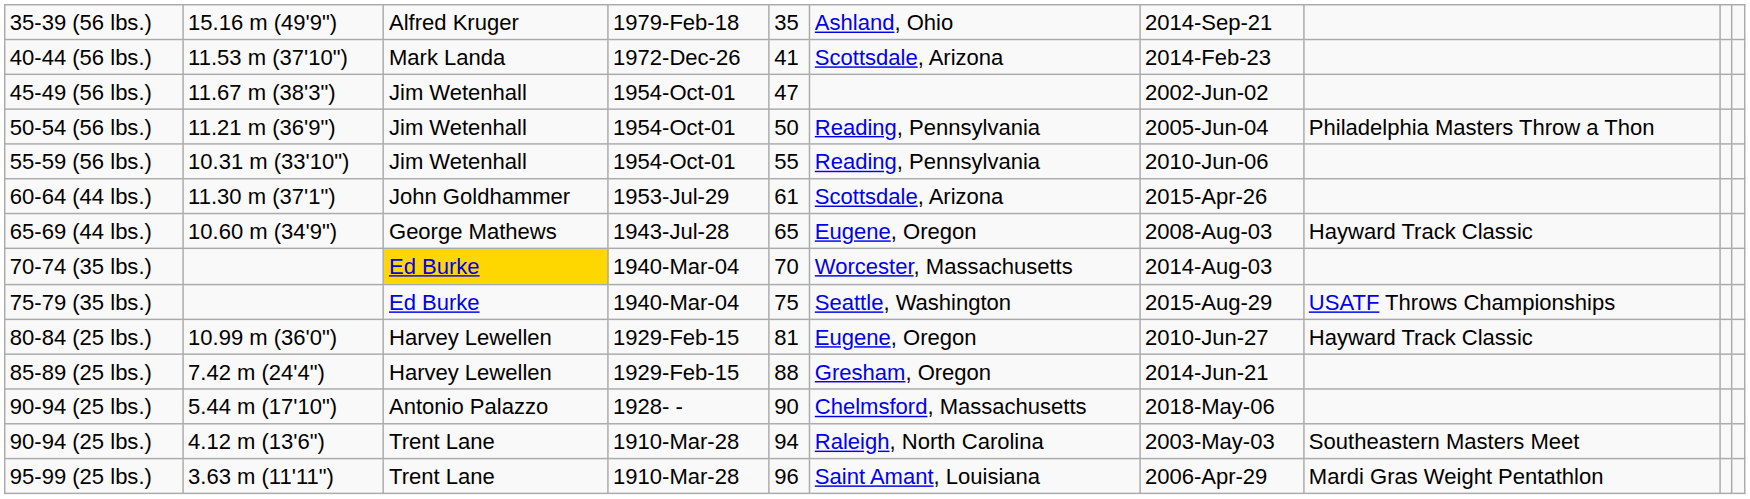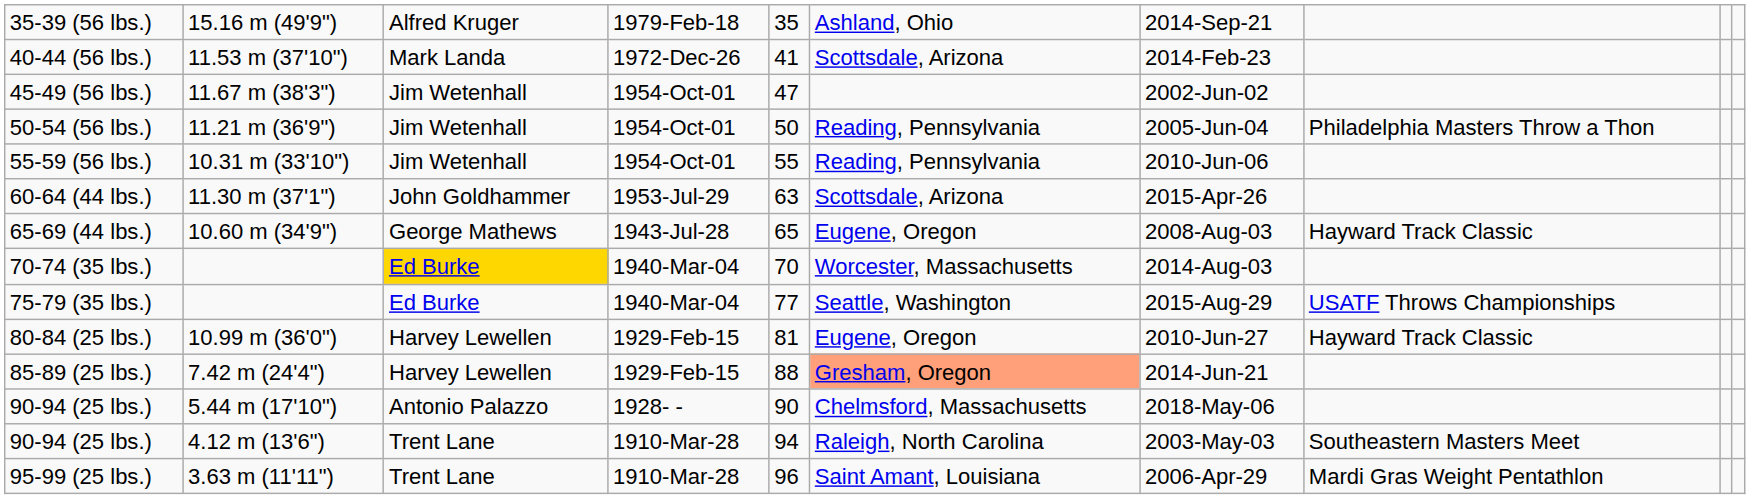(786, 197) 61 -> (786, 197) 63
(786, 301) 75 -> (786, 301) 77
(903, 371) no background -> (903, 371) lightsalmon background
